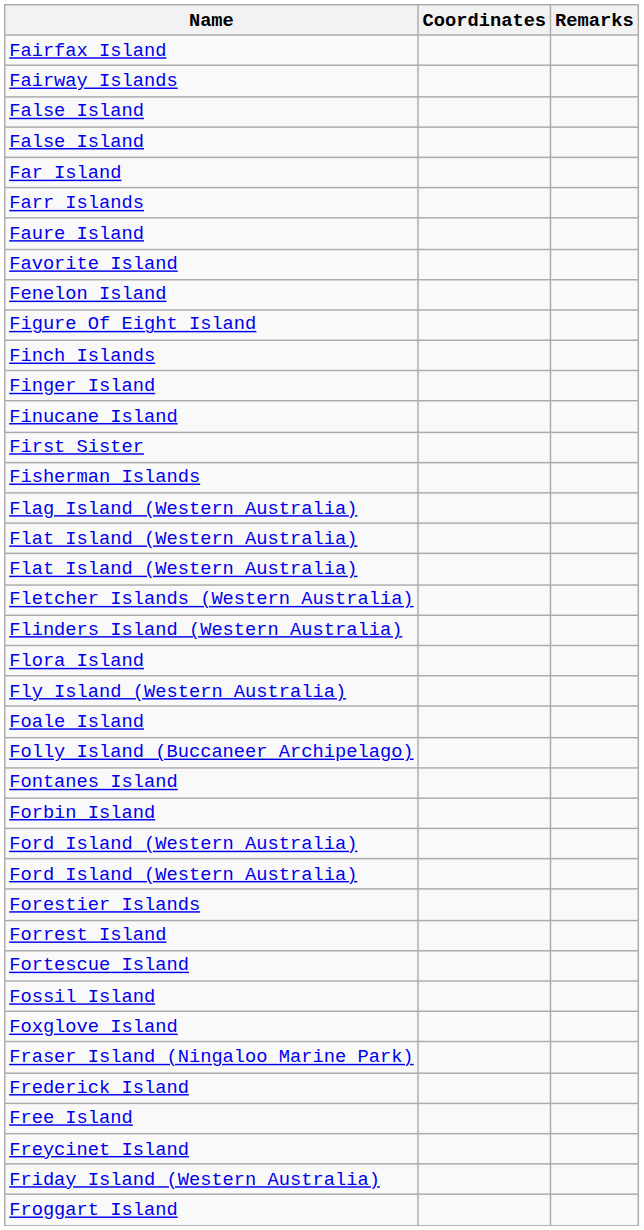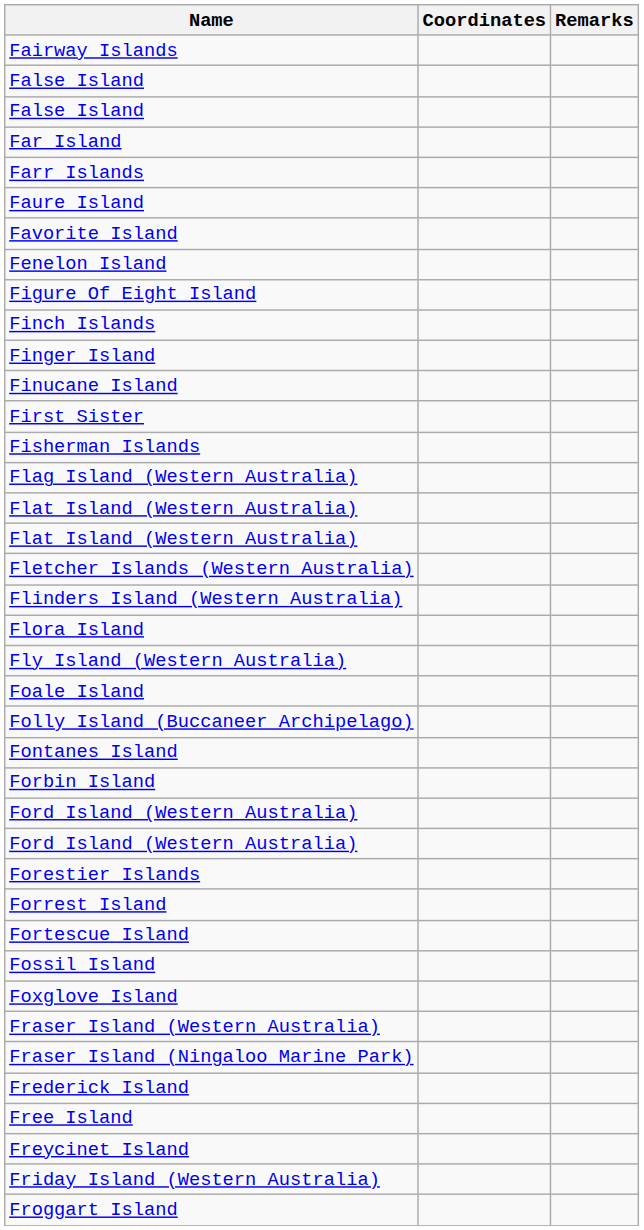- row: (88, 50)
+ row: (195, 1027)
